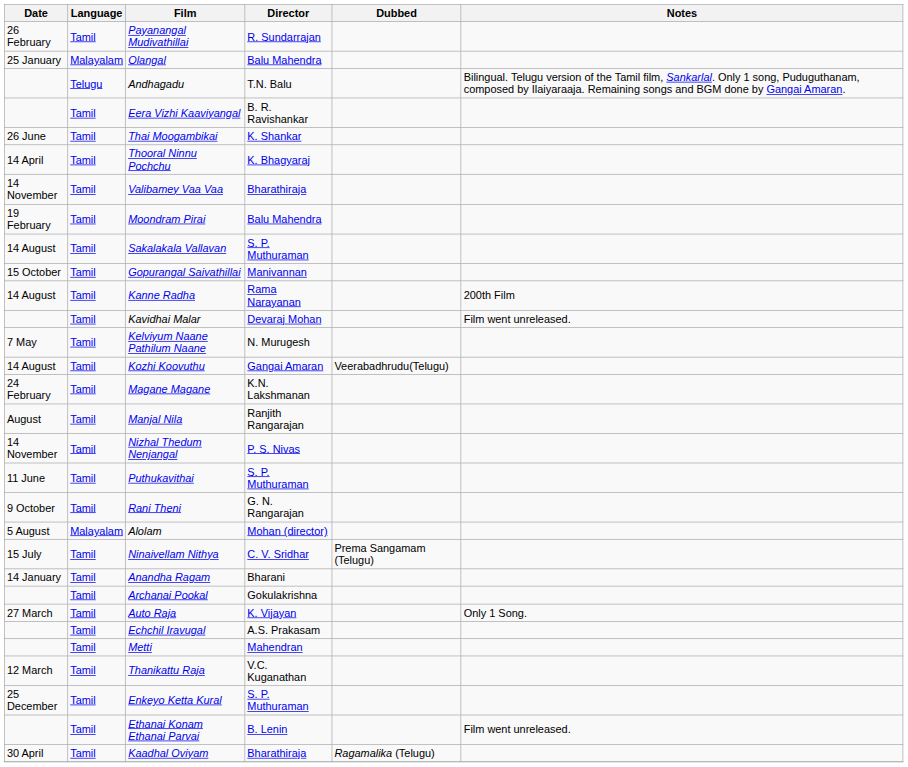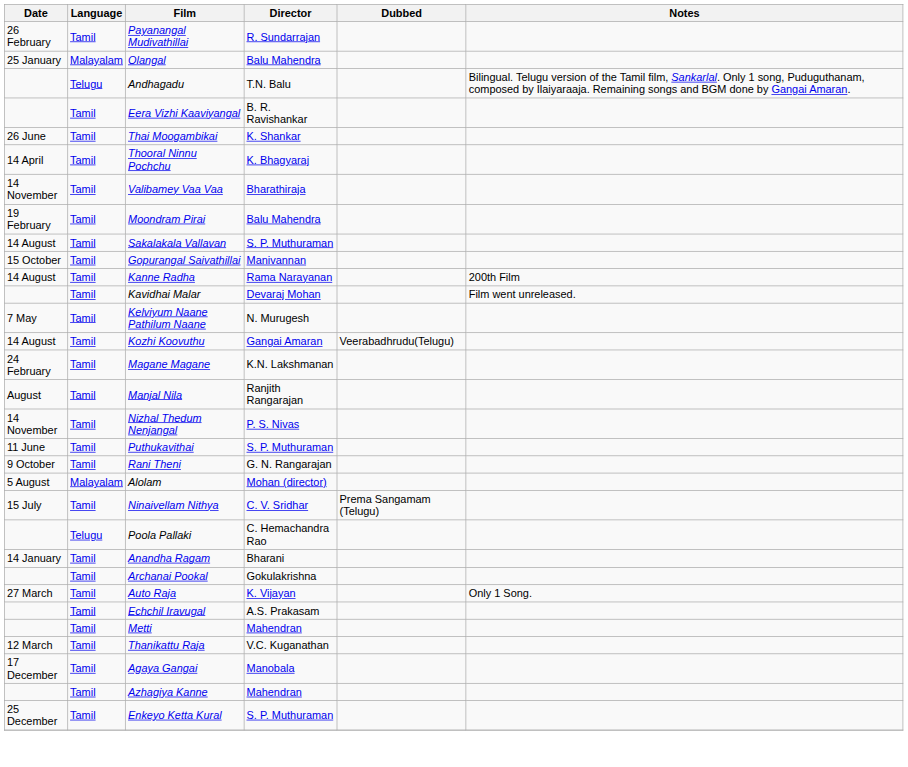+ row: (160, 535)
+ row: (163, 669)
+ row: (168, 692)
- row: (166, 730)
- row: (168, 753)
